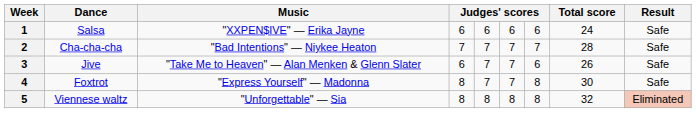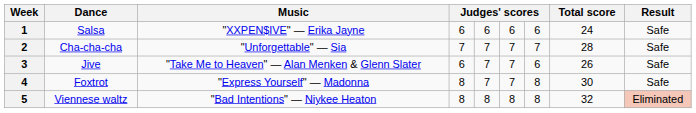(293, 47) "Bad Intentions" — Niykee Heaton -> (293, 47) "Unforgettable" — Sia
(293, 99) "Unforgettable" — Sia -> (293, 99) "Bad Intentions" — Niykee Heaton
